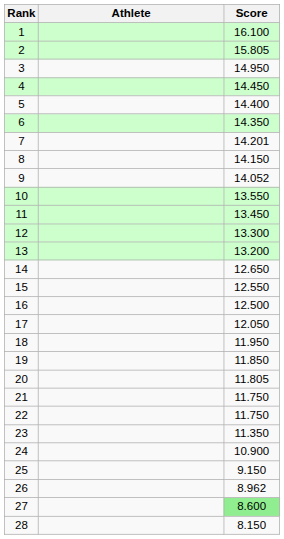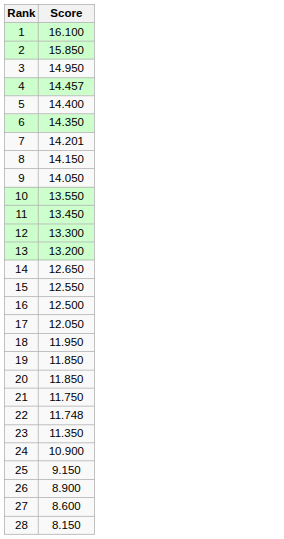- column: (131, 13)
(252, 50) 15.805 -> (66, 50) 15.850
(252, 86) 14.450 -> (66, 86) 14.457
(252, 178) 14.052 -> (66, 178) 14.050
(252, 379) 11.805 -> (66, 379) 11.850
(252, 415) 11.750 -> (66, 415) 11.748
(252, 488) 8.962 -> (66, 488) 8.900
(252, 506) lightgreen background -> (66, 506) no background
